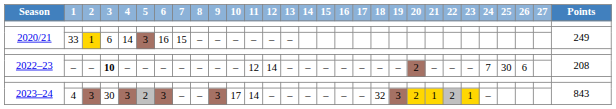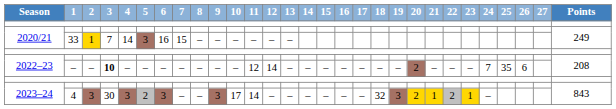(109, 40) 6 -> (109, 40) 7
(506, 68) 30 -> (506, 68) 35
